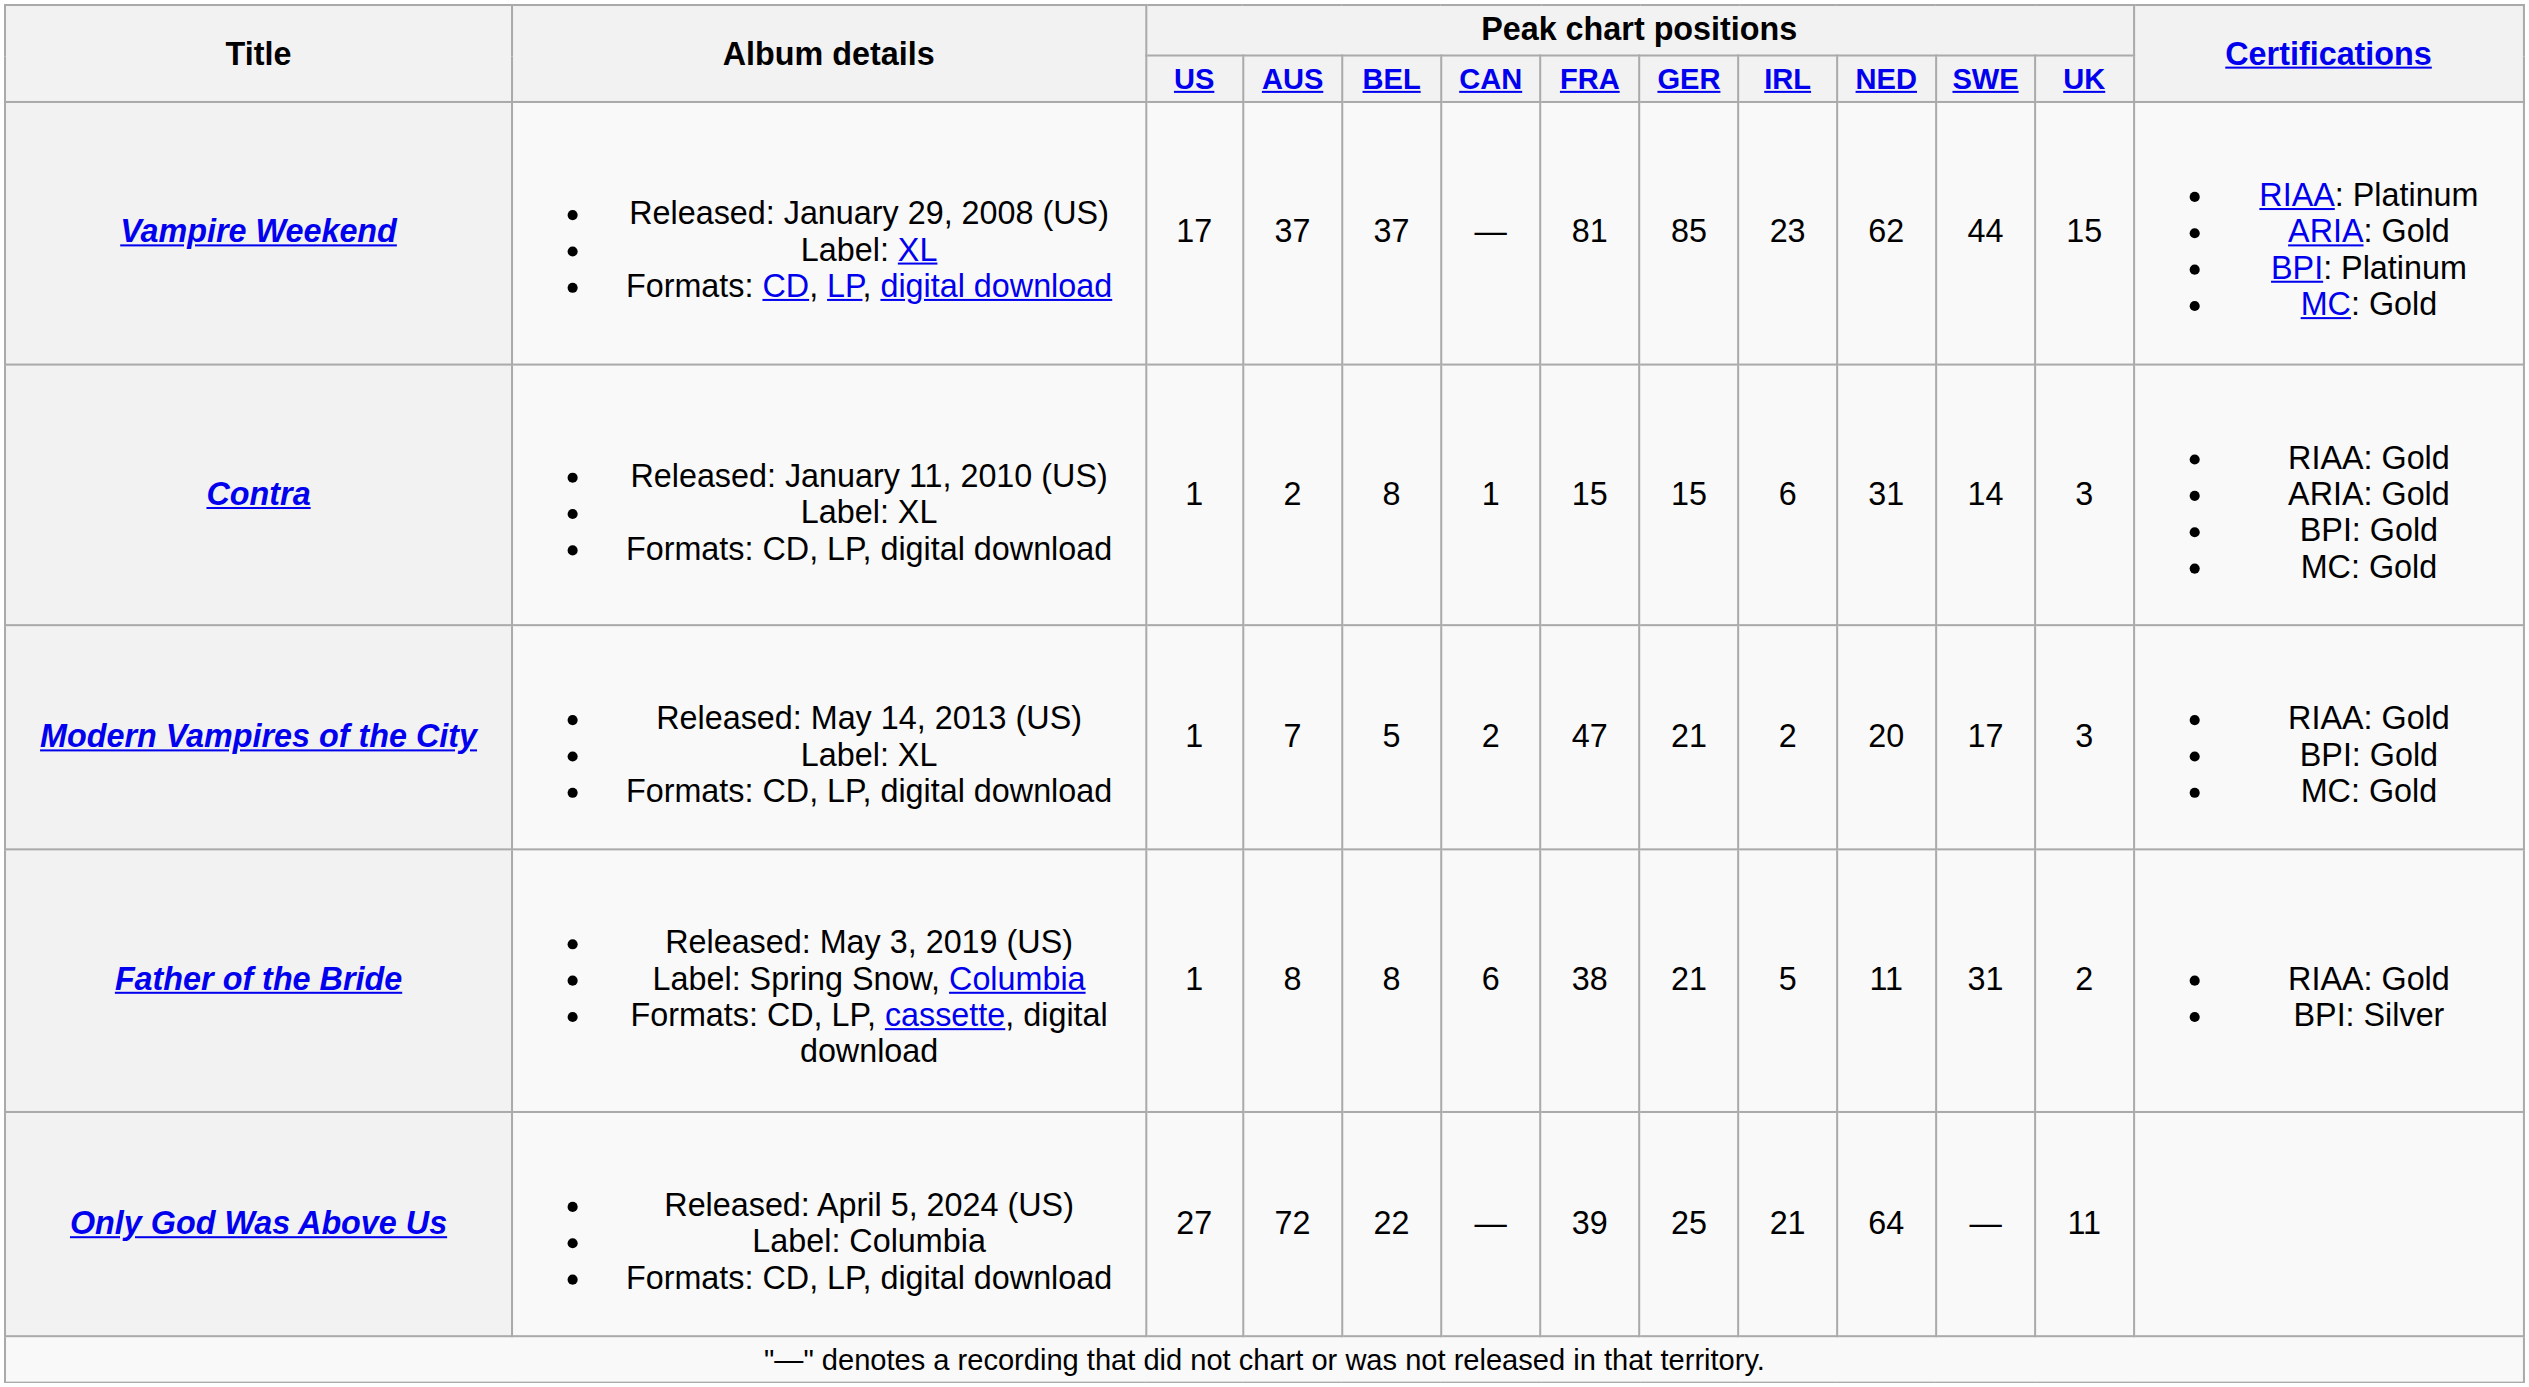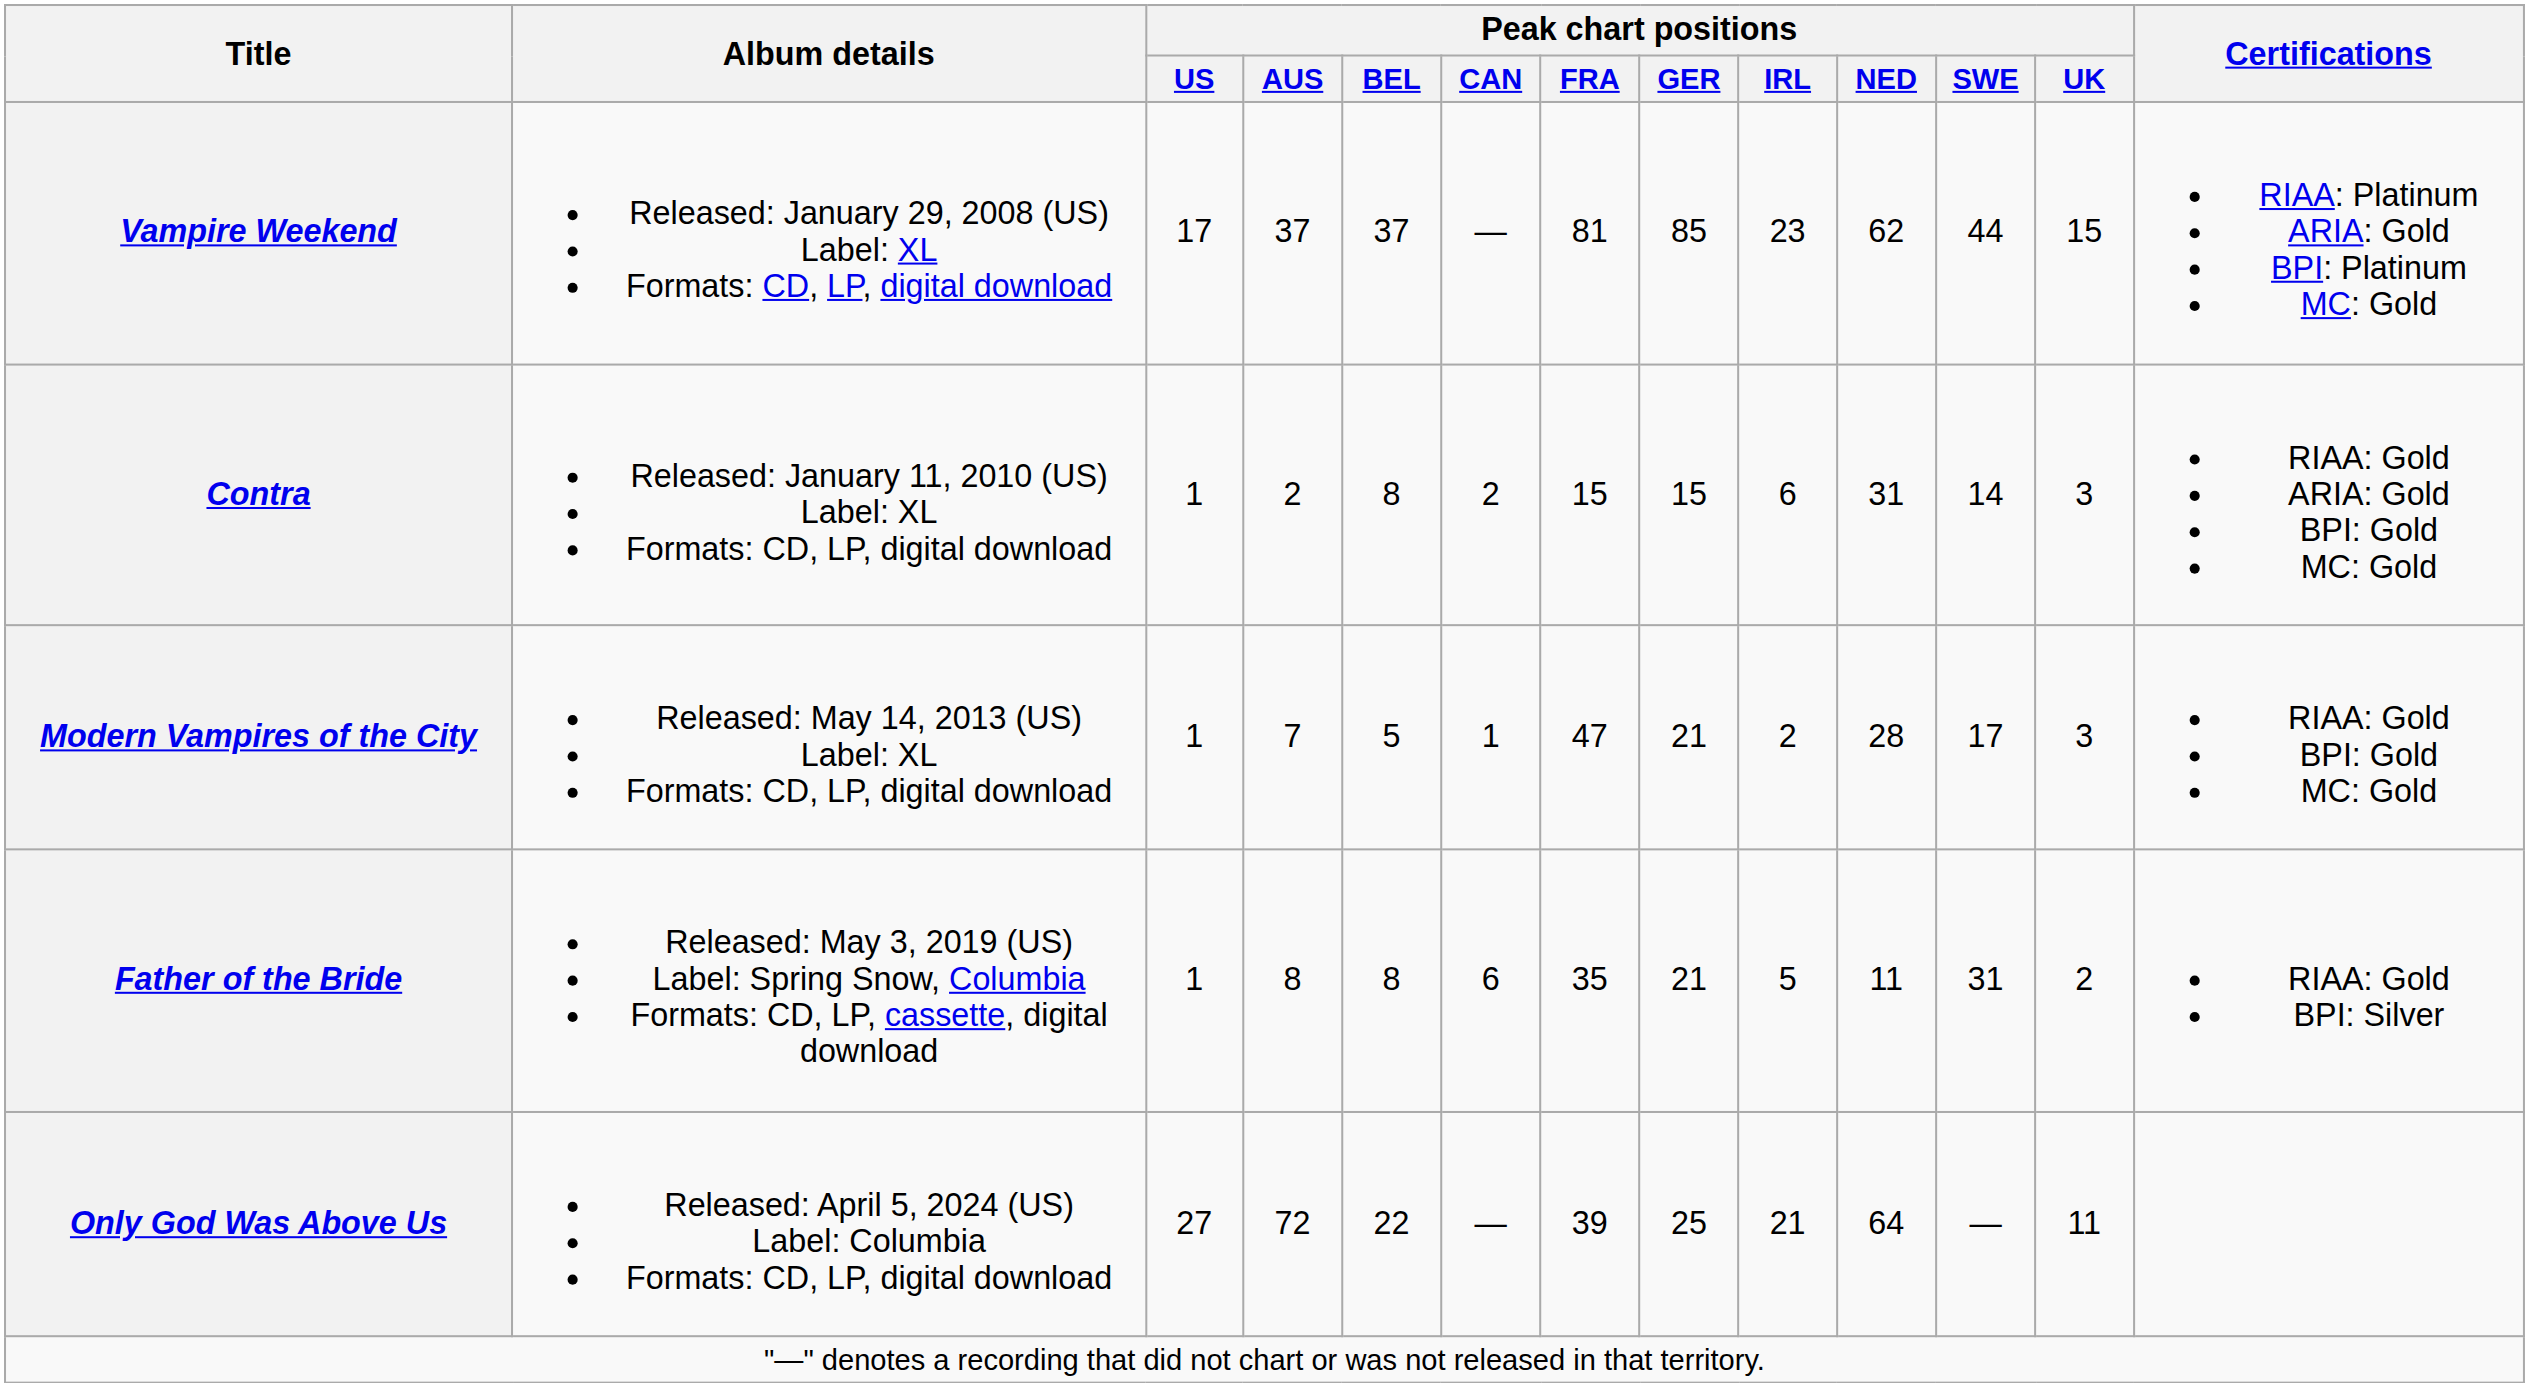(1491, 493) 1 -> (1491, 493) 2
(1491, 736) 2 -> (1491, 736) 1
(1886, 736) 20 -> (1886, 736) 28
(1590, 980) 38 -> (1590, 980) 35
